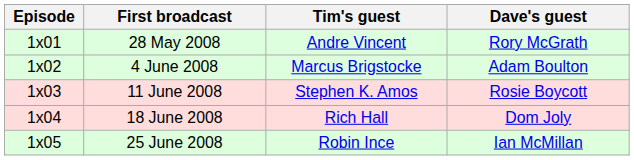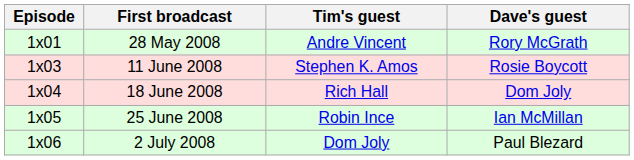- row: (175, 67)
+ row: (175, 142)
